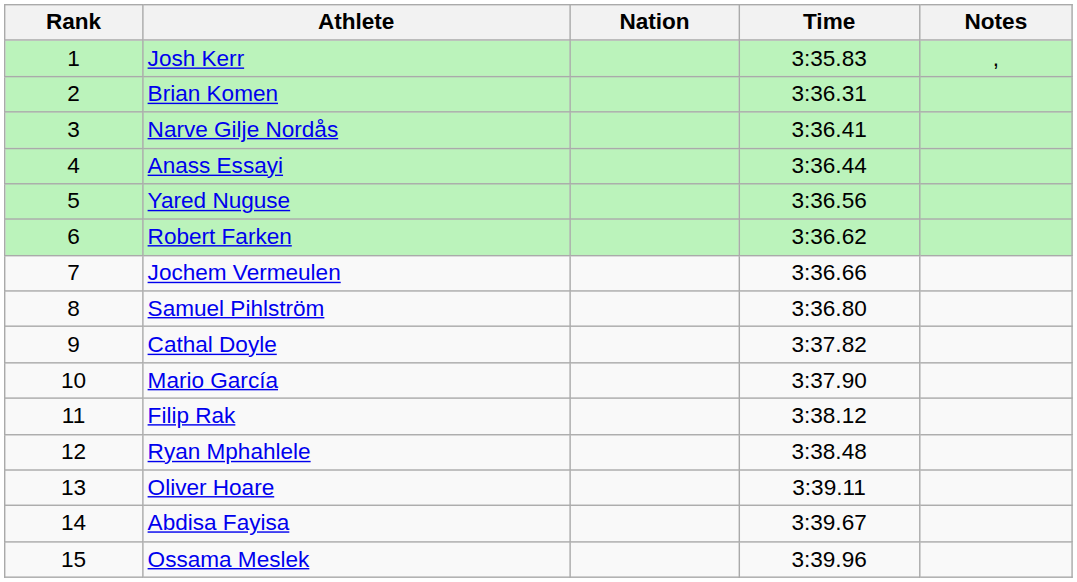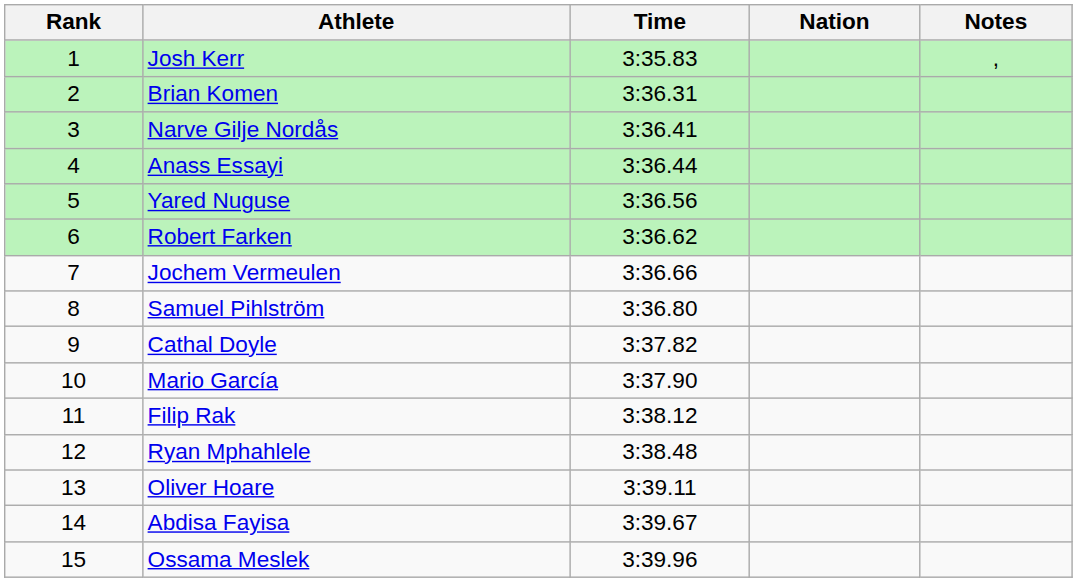columns swapped: (654, 22) <-> (829, 22)
